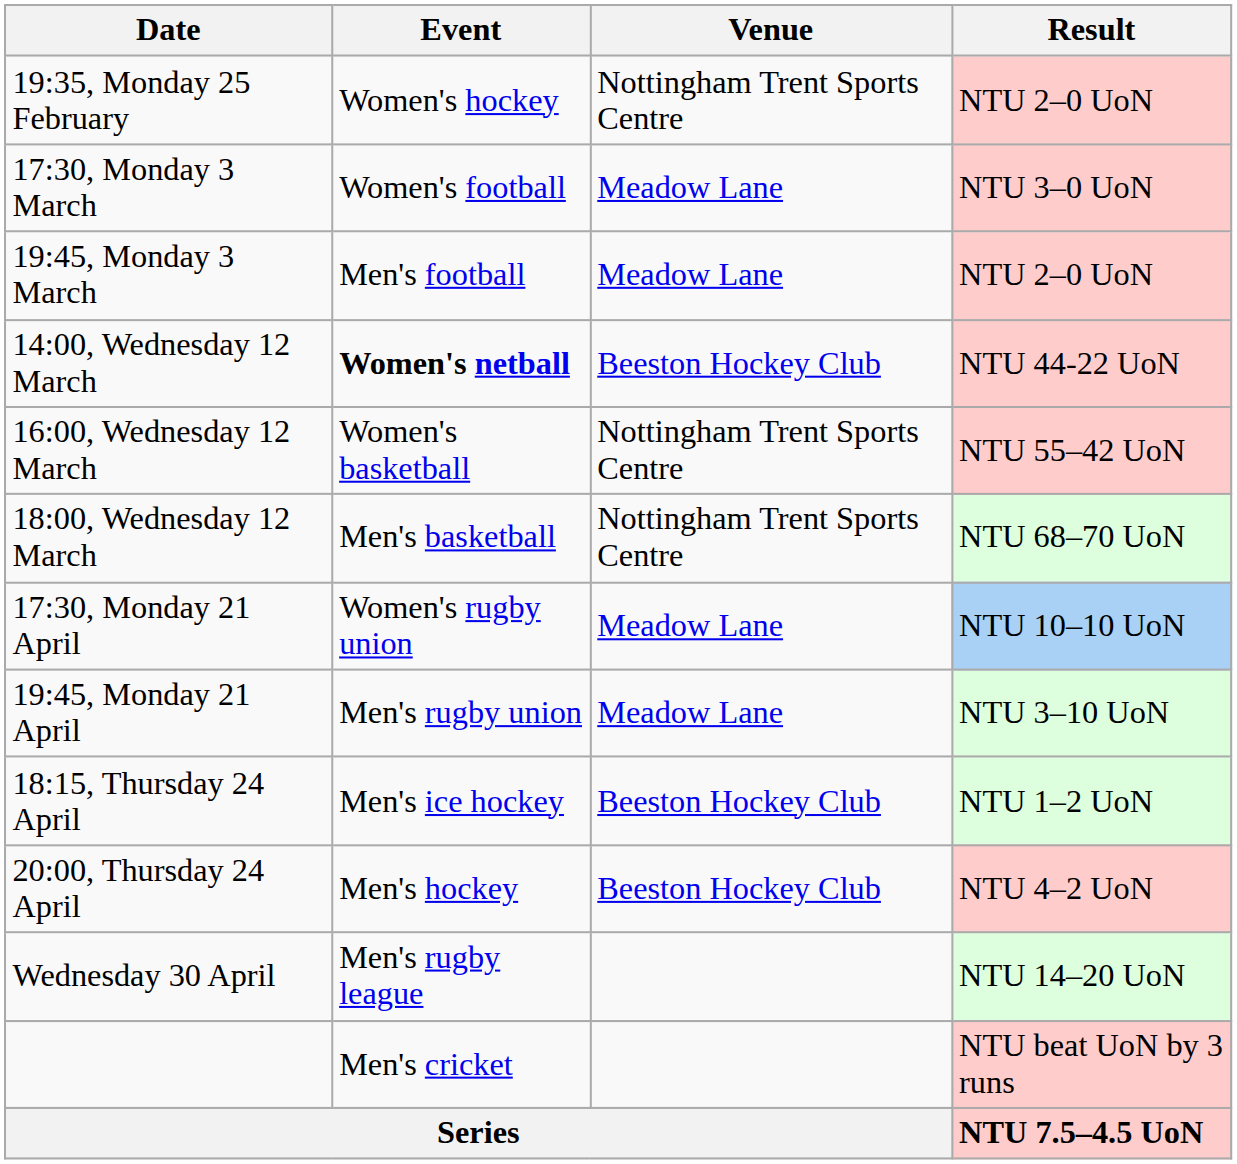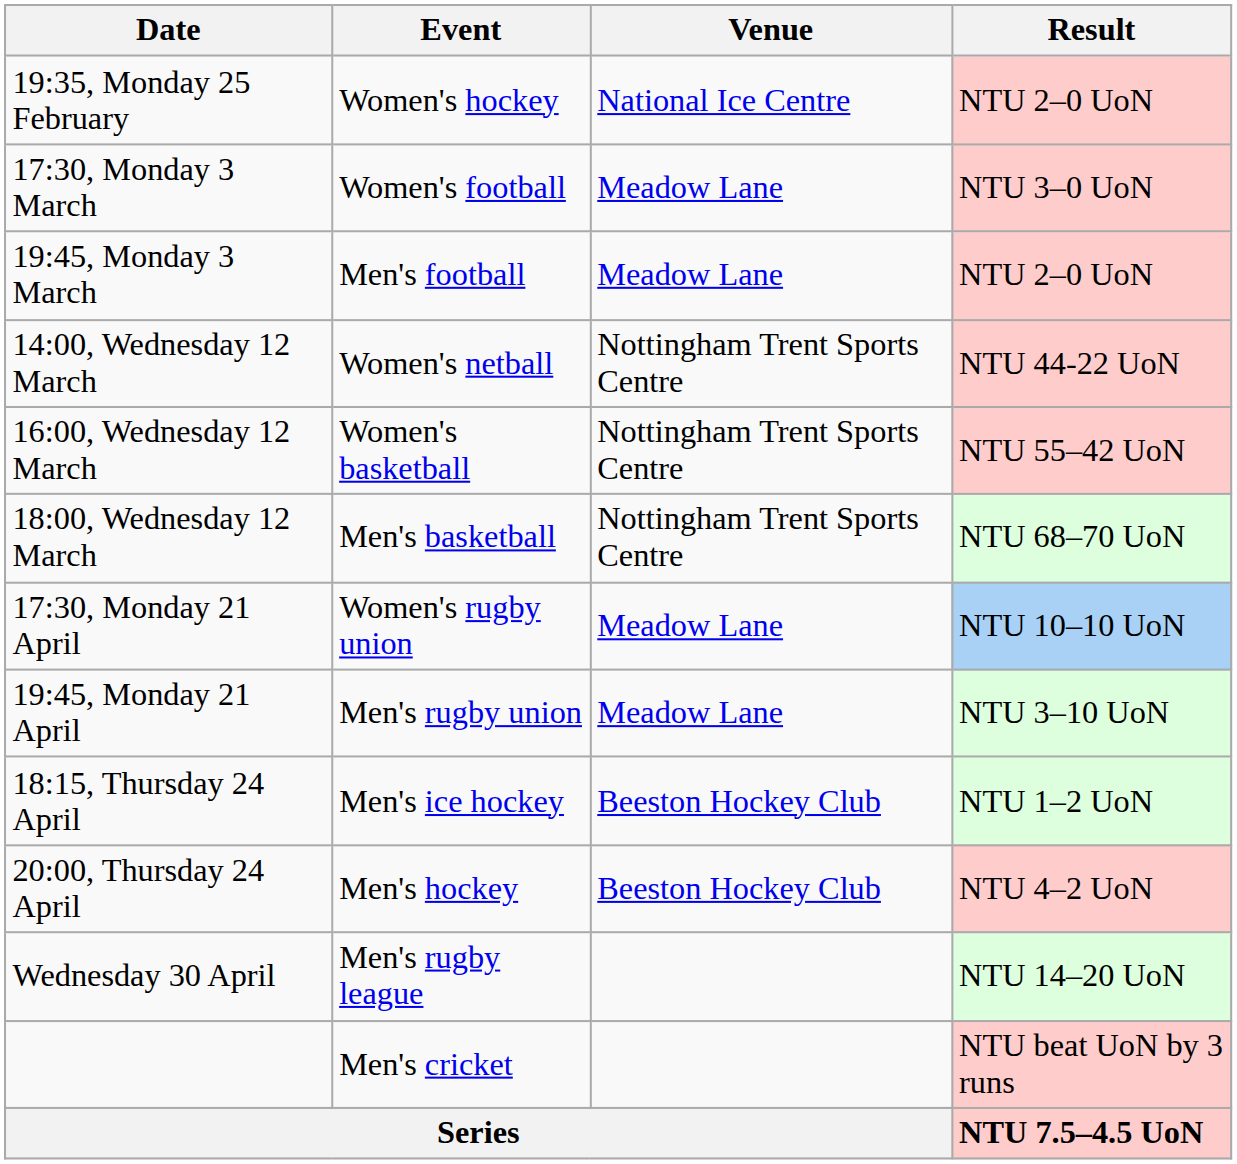(758, 99) Nottingham Trent Sports Centre -> (724, 99) National Ice Centre
(455, 362) bold -> (446, 362) normal
(739, 362) Beeston Hockey Club -> (758, 362) Nottingham Trent Sports Centre
